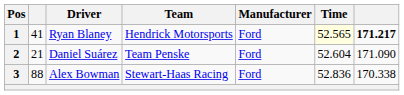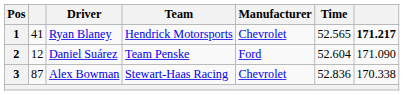(250, 34) Ford -> (262, 34) Chevrolet
(334, 34) lightyellow background -> (334, 34) no background
(37, 54) 21 -> (37, 54) 12
(37, 74) 88 -> (37, 74) 87
(250, 74) Ford -> (262, 74) Chevrolet
